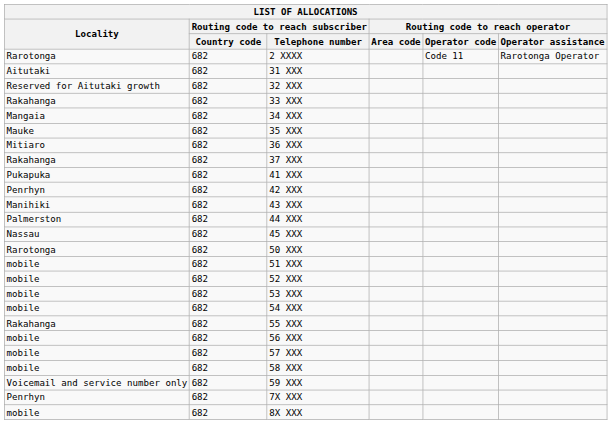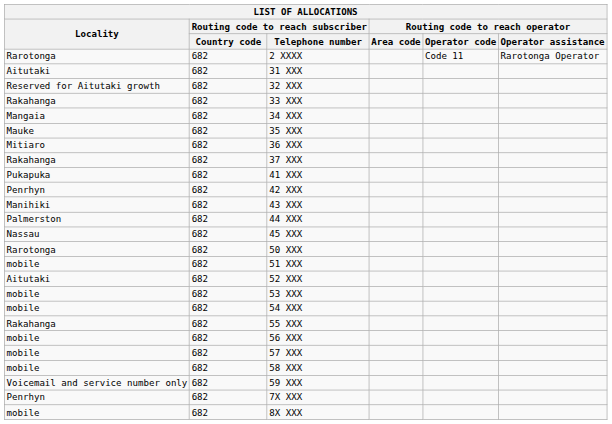(23, 279) mobile -> (28, 279) Aitutaki
